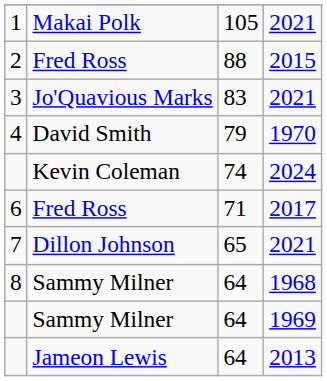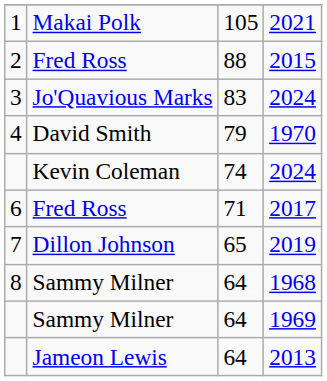(293, 97) 2021 -> (293, 97) 2024
(293, 245) 2021 -> (293, 245) 2019
